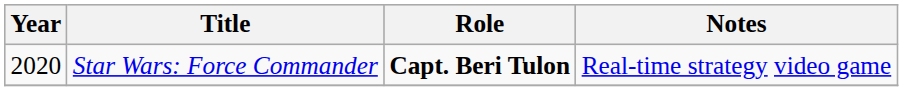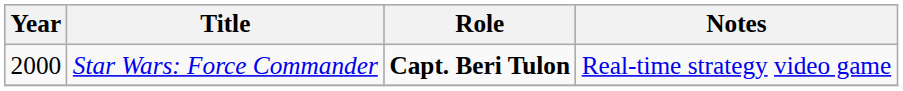(36, 64) 2020 -> (36, 64) 2000
